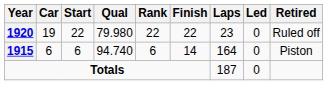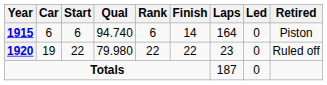rows swapped: (20, 51) <-> (20, 32)
